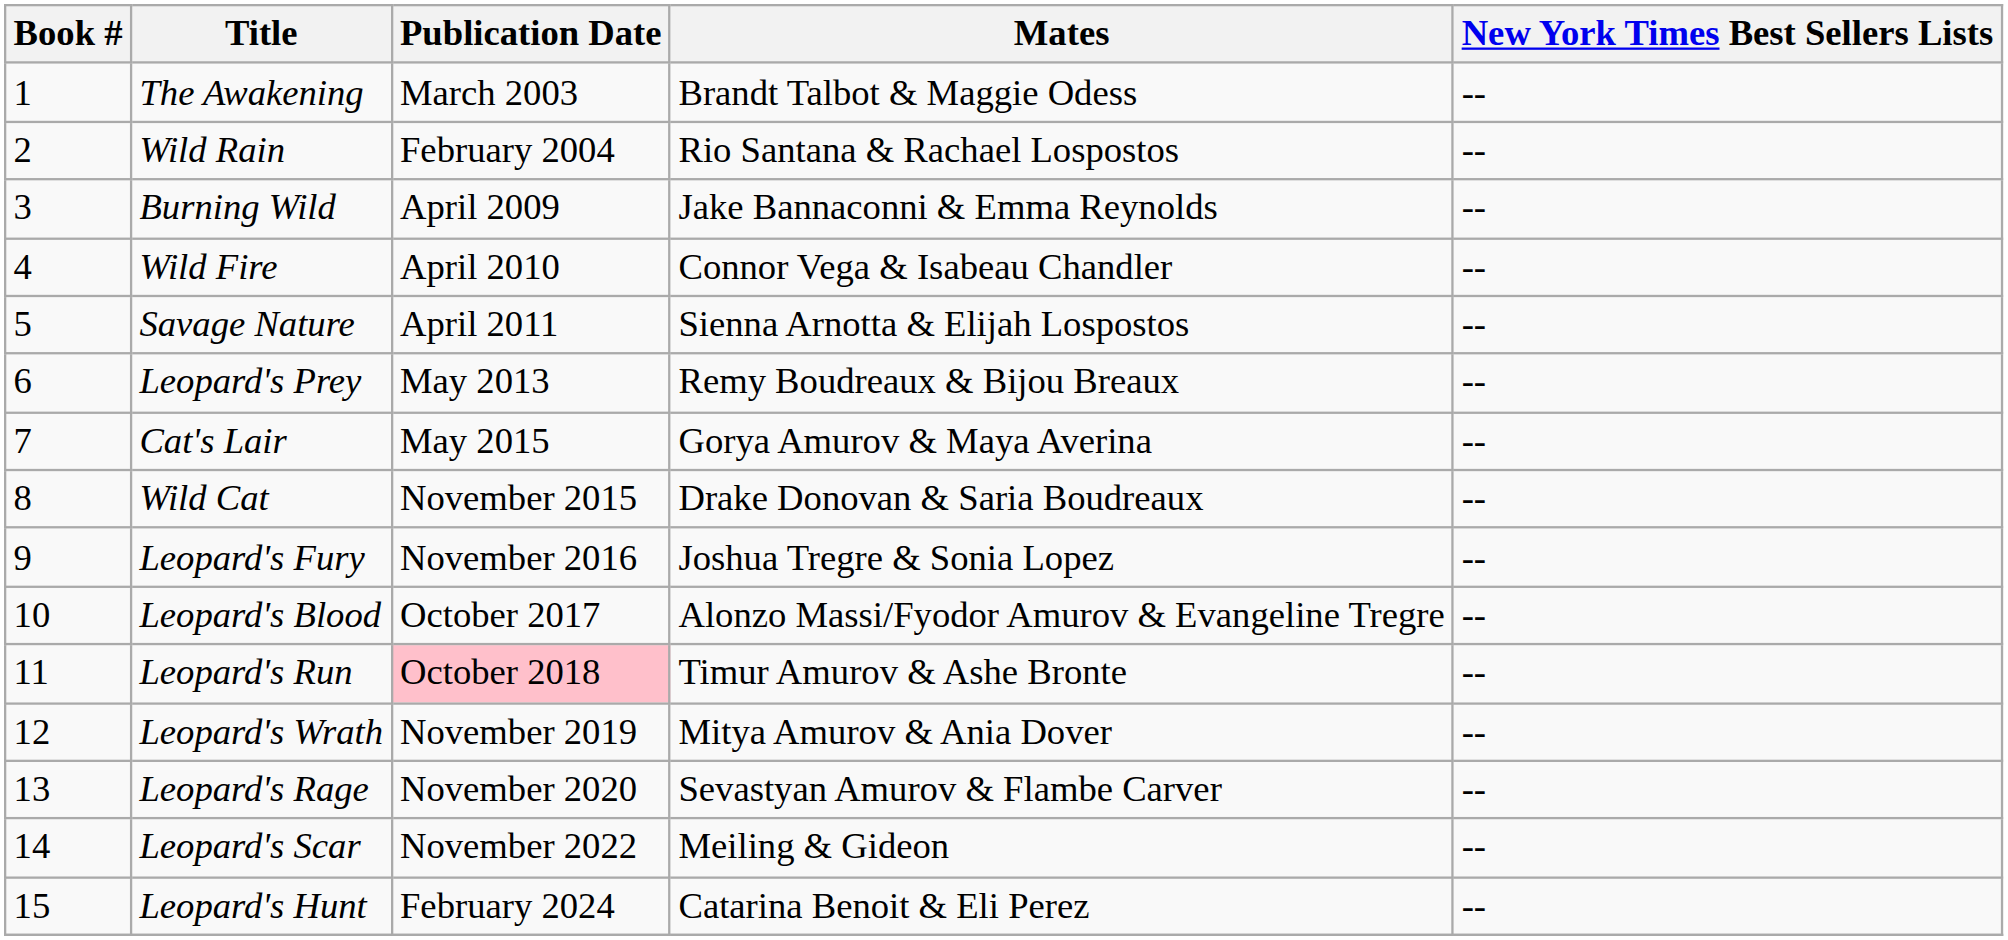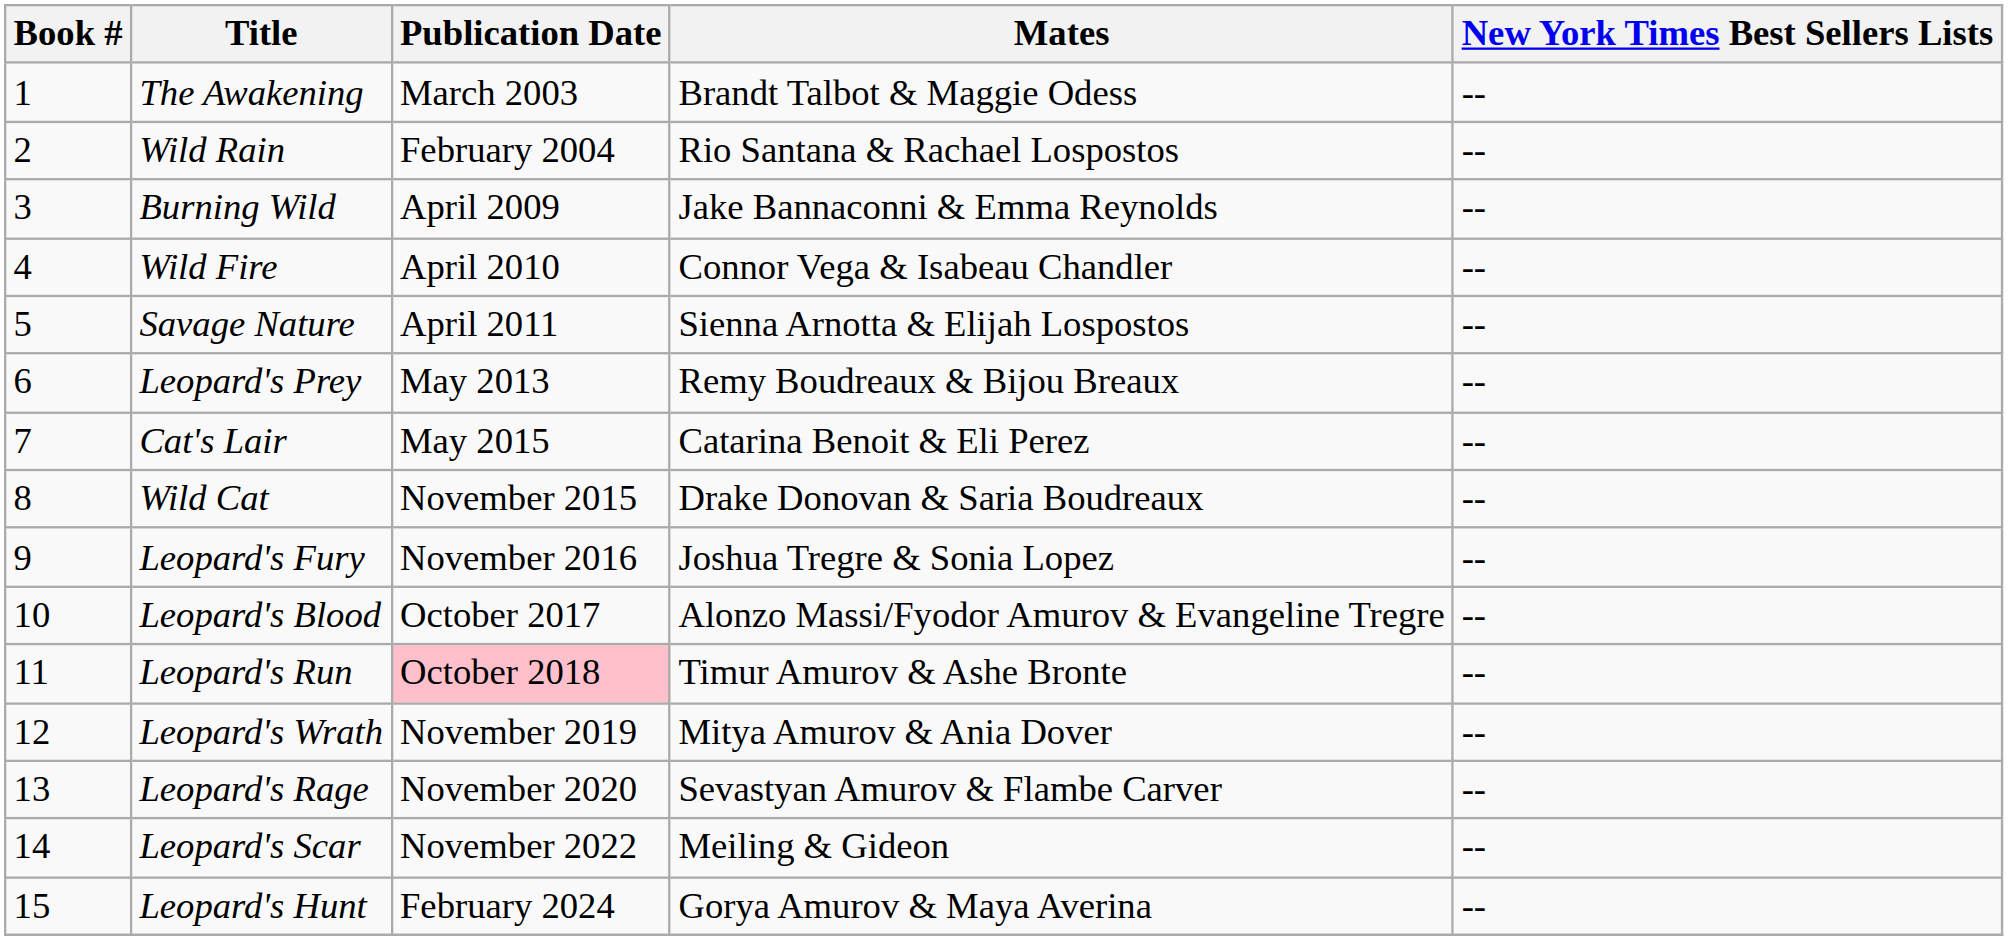(915, 440) Gorya Amurov & Maya Averina -> (884, 440) Catarina Benoit & Eli Perez
(884, 905) Catarina Benoit & Eli Perez -> (915, 905) Gorya Amurov & Maya Averina
